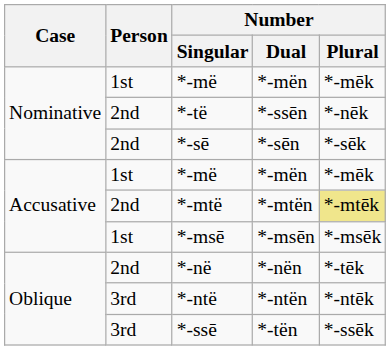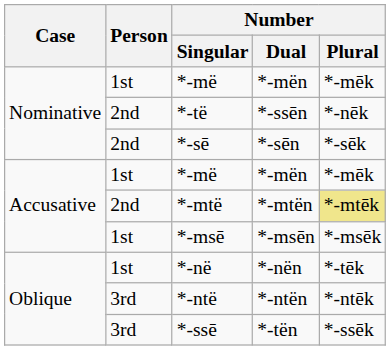(125, 267) 2nd -> (122, 267) 1st
